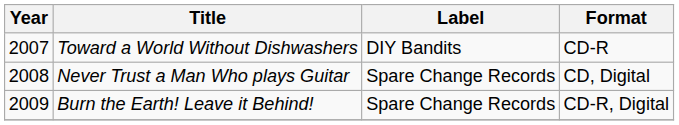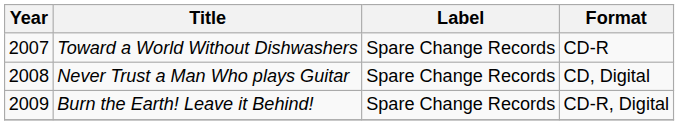(414, 47) DIY Bandits -> (461, 47) Spare Change Records
